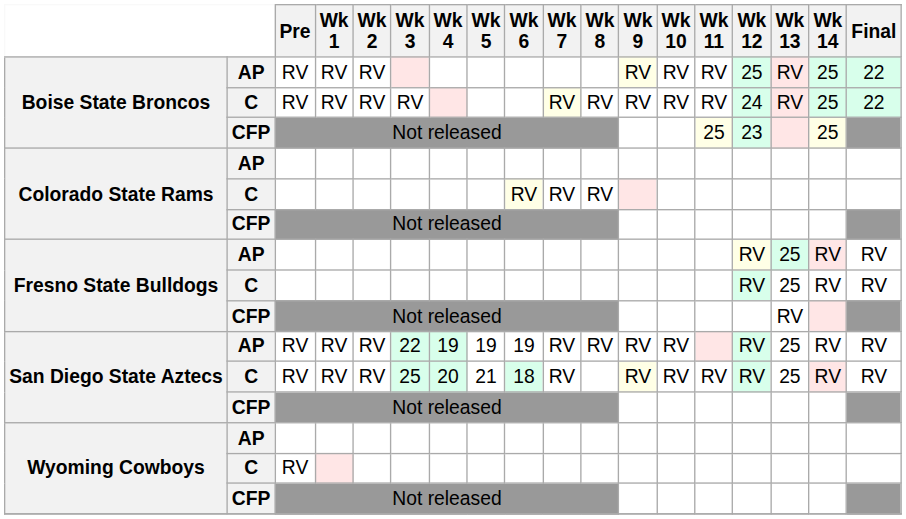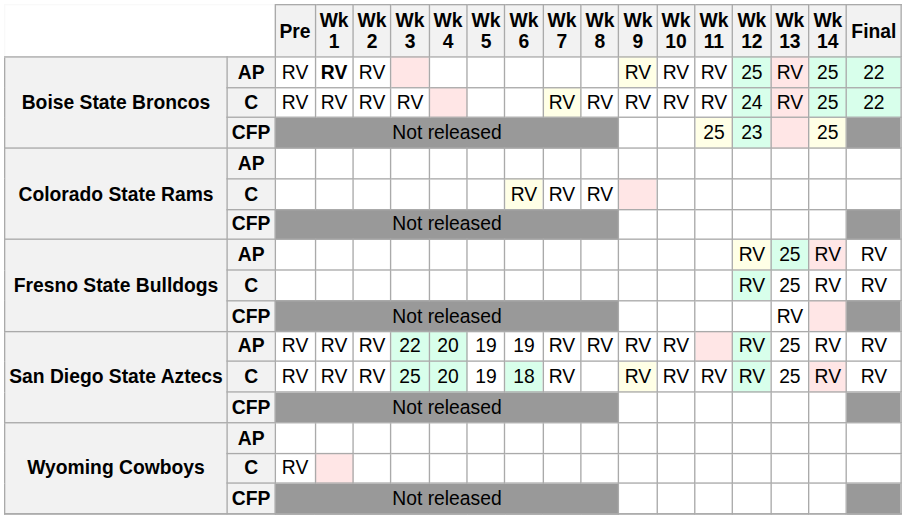(334, 72) normal -> (334, 72) bold
(448, 347) 19 -> (448, 347) 20
(486, 377) 21 -> (486, 377) 19
